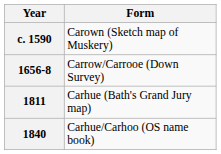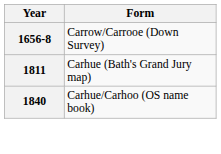- row: (34, 38)
